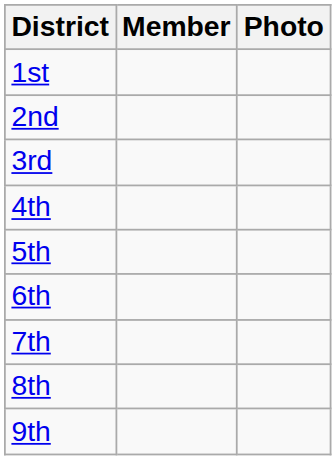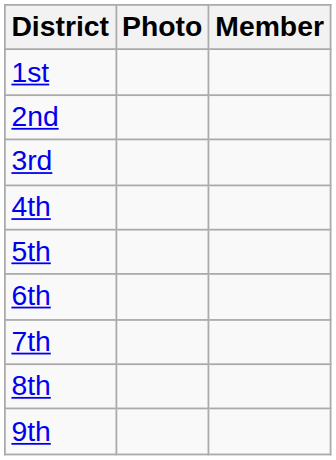columns swapped: (176, 26) <-> (284, 26)
